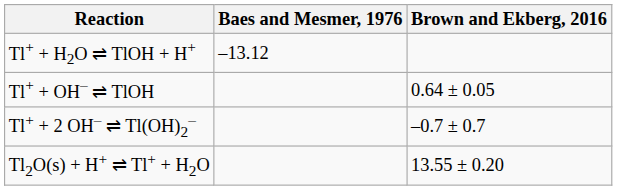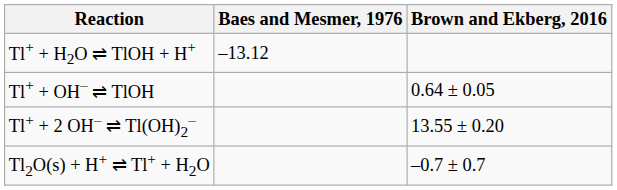(448, 126) –0.7 ± 0.7 -> (457, 126) 13.55 ± 0.20
(457, 165) 13.55 ± 0.20 -> (448, 165) –0.7 ± 0.7
